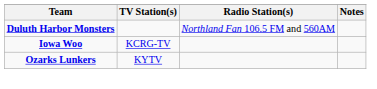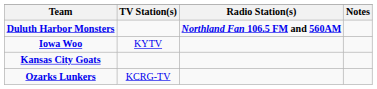(258, 28) normal -> (261, 28) bold
(148, 44) KCRG-TV -> (148, 44) KYTV
+ row: (61, 60)
(148, 60) KYTV -> (148, 76) KCRG-TV
